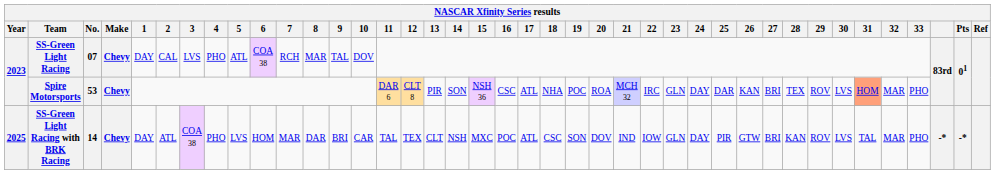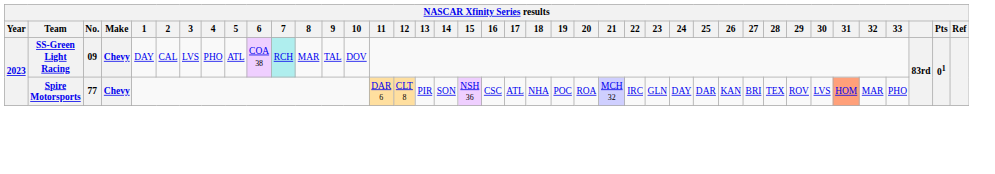(92, 57) 07 -> (92, 57) 09
(290, 57) no background -> (283, 57) paleturquoise background
(92, 91) 53 -> (92, 91) 77
- row: (55, 137)
